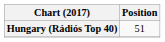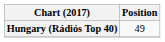(140, 28) 51 -> (140, 28) 49
